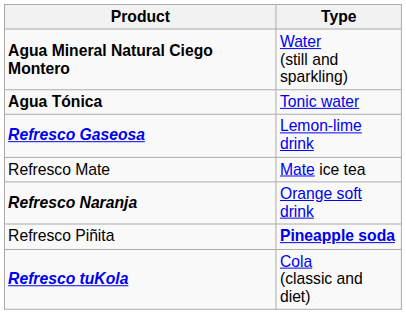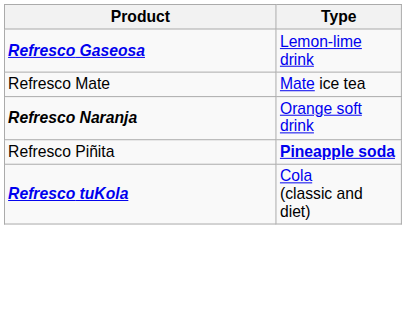- row: (110, 59)
- row: (55, 101)
